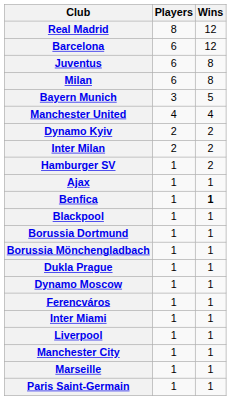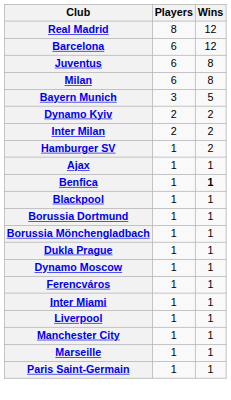- row: (78, 115)
